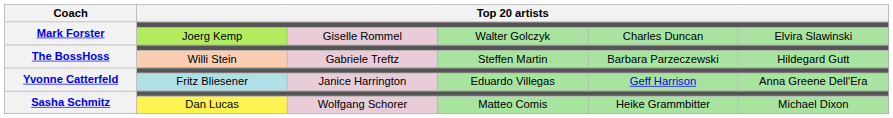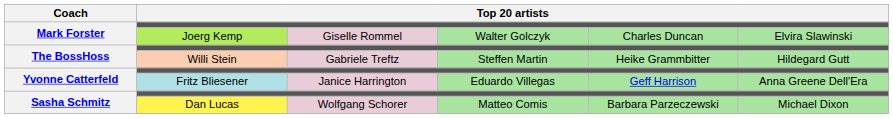(663, 59) Barbara Parzeczewski -> (663, 59) Heike Grammbitter
(663, 105) Heike Grammbitter -> (663, 105) Barbara Parzeczewski
